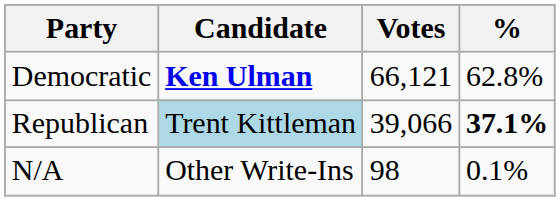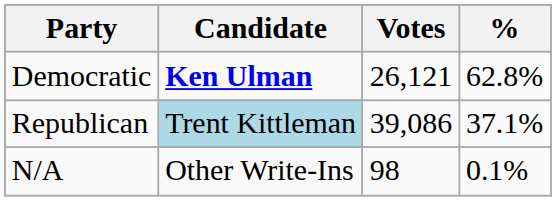(411, 75) 66,121 -> (411, 75) 26,121
(411, 123) 39,066 -> (411, 123) 39,086
(507, 123) bold -> (505, 123) normal
